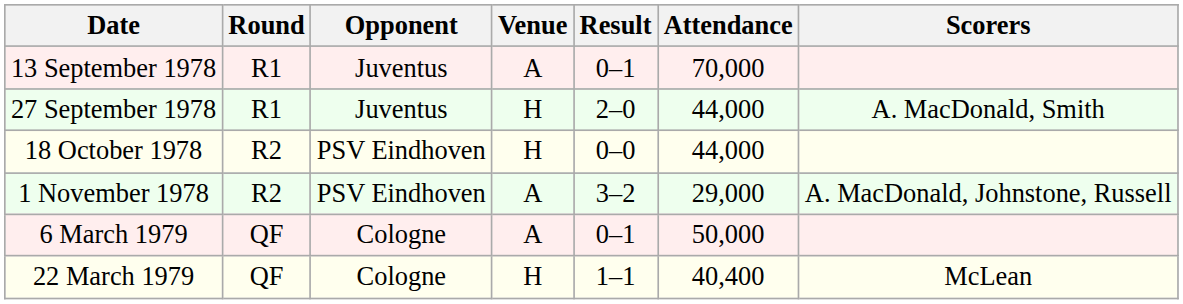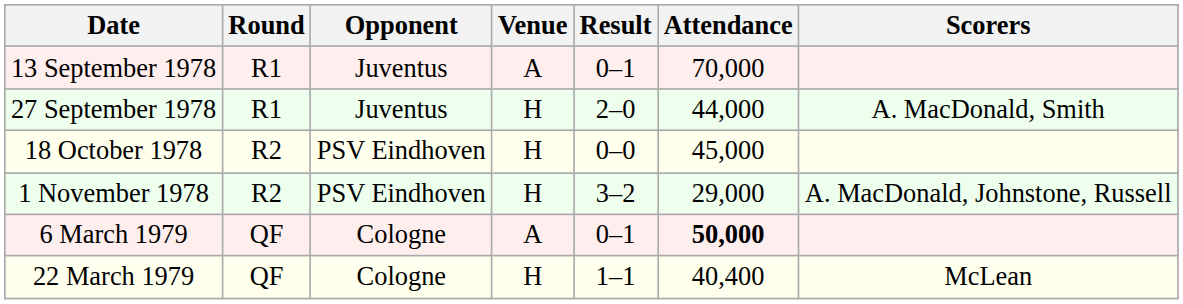(728, 151) 44,000 -> (728, 151) 45,000
(533, 192) A -> (533, 192) H
(728, 234) normal -> (728, 234) bold
